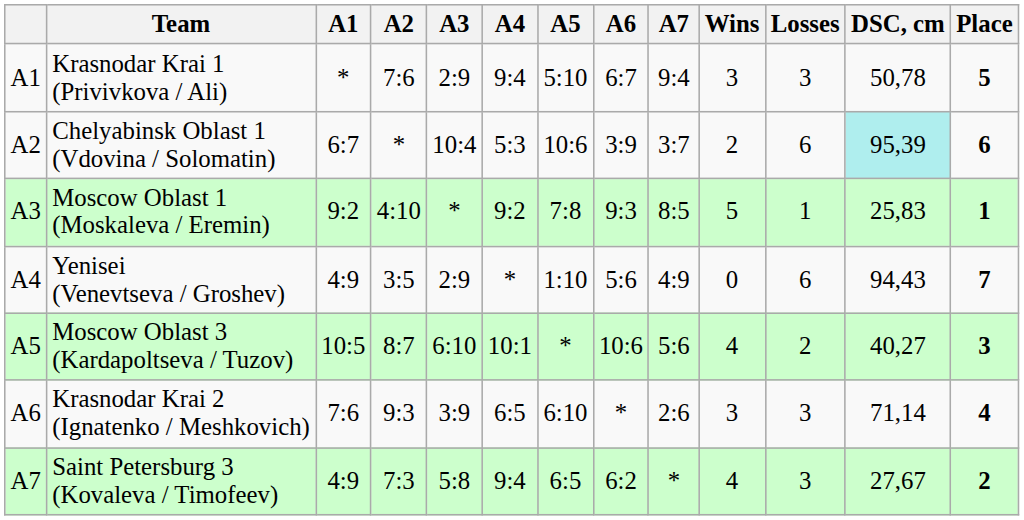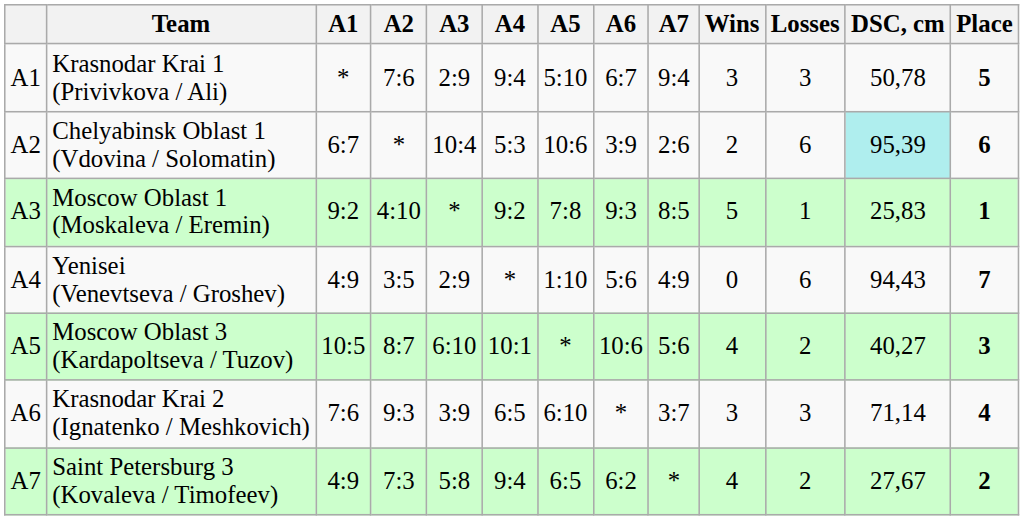(674, 144) 3:7 -> (674, 144) 2:6
(674, 413) 2:6 -> (674, 413) 3:7
(805, 480) 3 -> (805, 480) 2
